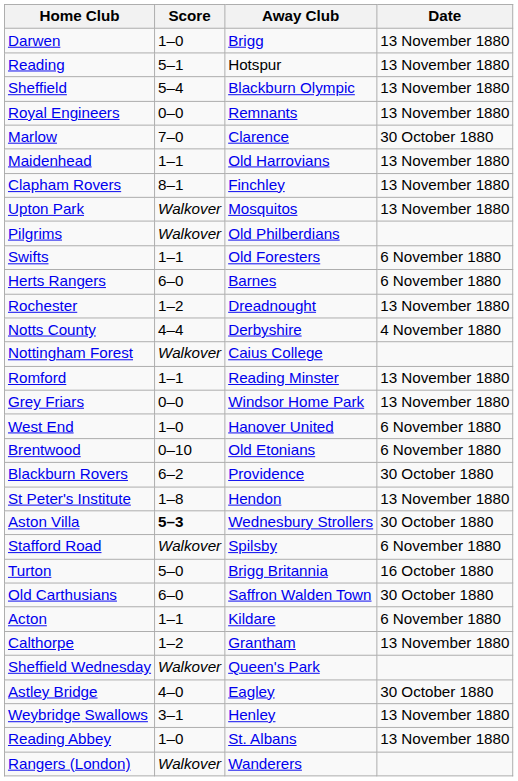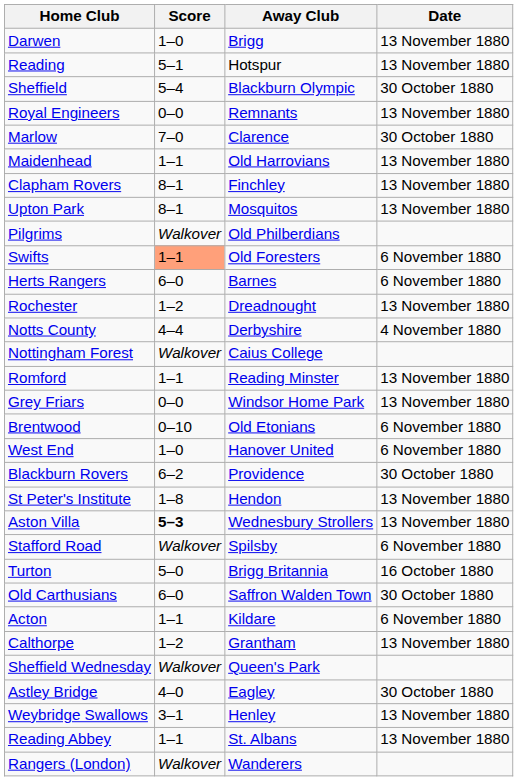(445, 88) 13 November 1880 -> (437, 88) 30 October 1880
(190, 209) Walkover -> (171, 209) 8–1
(171, 257) no background -> (171, 257) lightsalmon background
rows swapped: (44, 450) <-> (41, 426)
(437, 522) 30 October 1880 -> (445, 522) 13 November 1880
(171, 739) 1–0 -> (171, 739) 1–1
